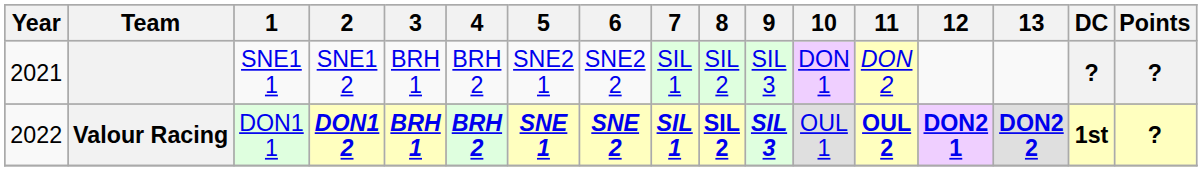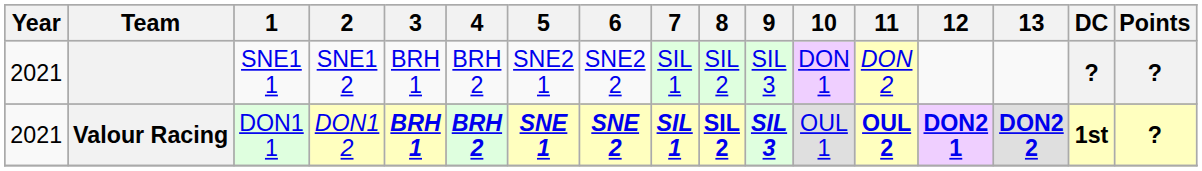(36, 135) 2022 -> (36, 135) 2021
(347, 135) bold -> (347, 135) normal
